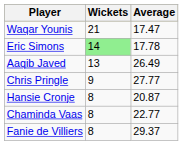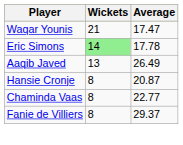- row: (37, 81)
